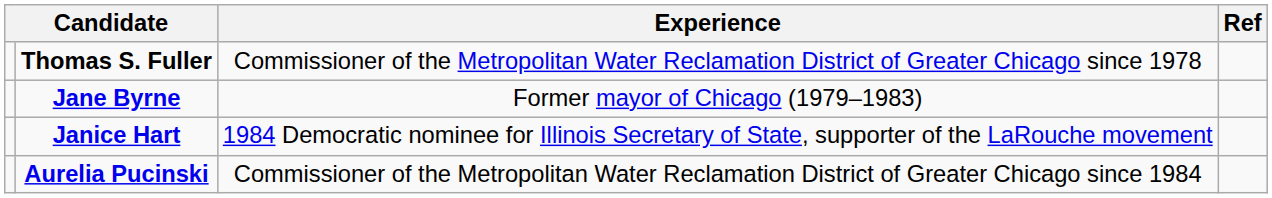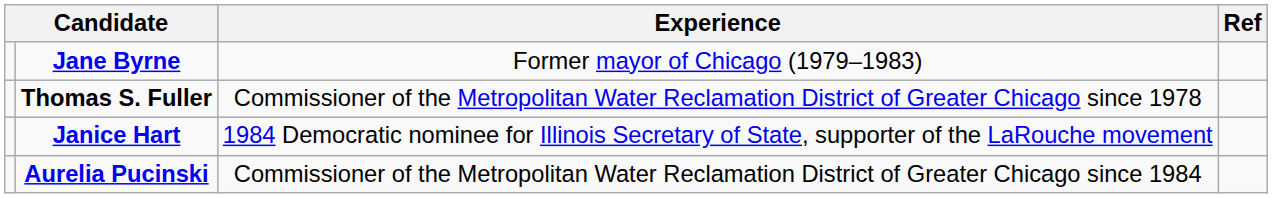rows swapped: (117, 98) <-> (117, 60)
